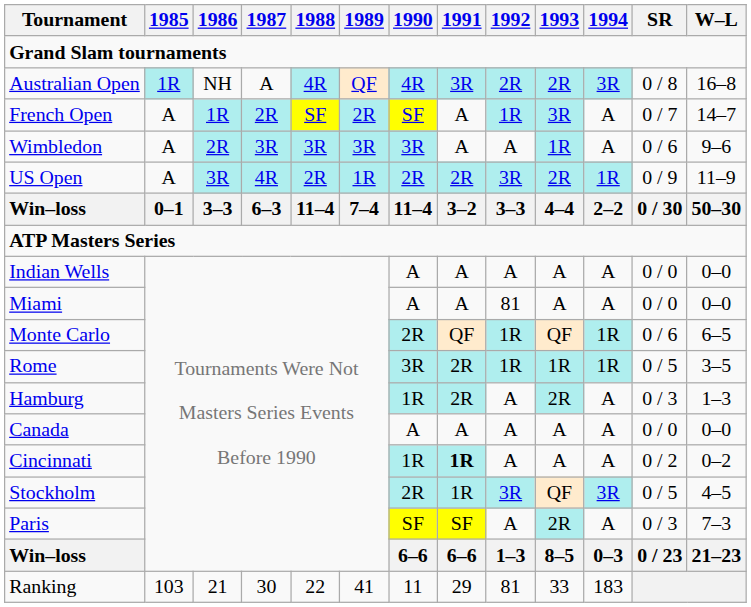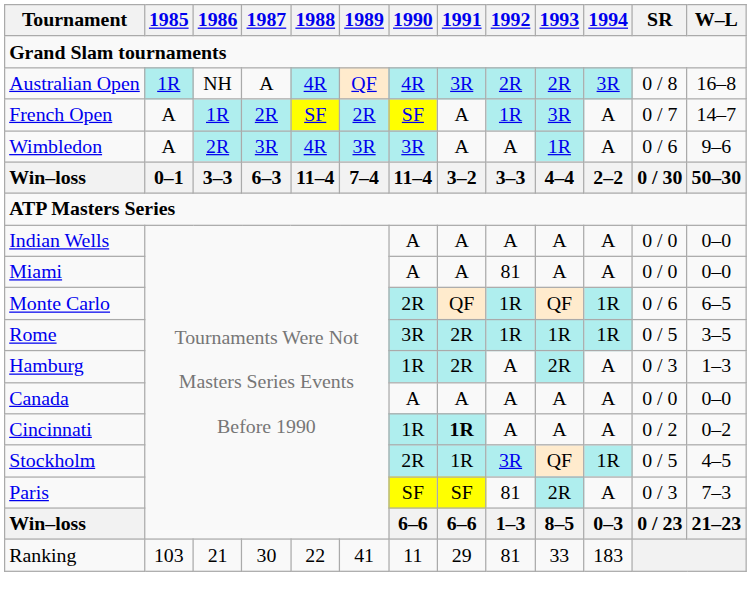(315, 146) 3R -> (315, 146) 4R
- row: (46, 177)
(608, 492) 3R -> (608, 460) 1R
(511, 523) A -> (511, 492) 81
